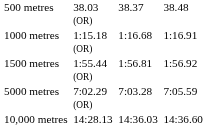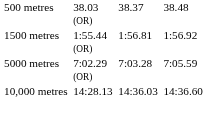- row: (32, 35)
